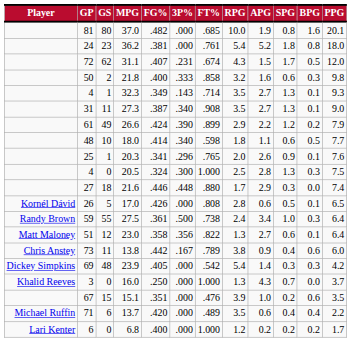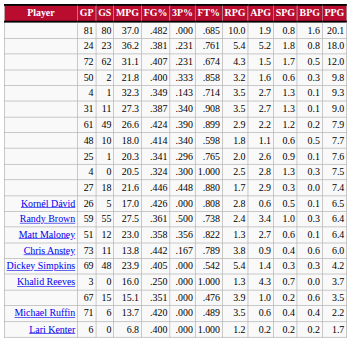(184, 46) .000 -> (184, 46) .231
